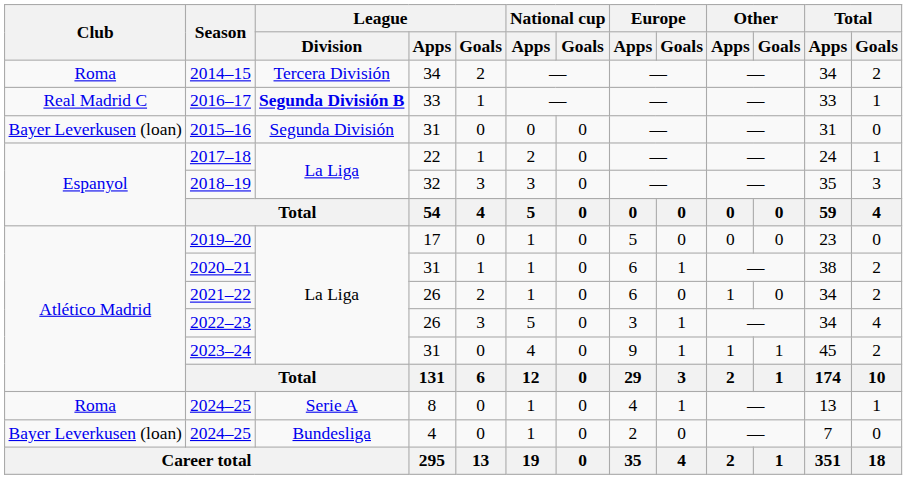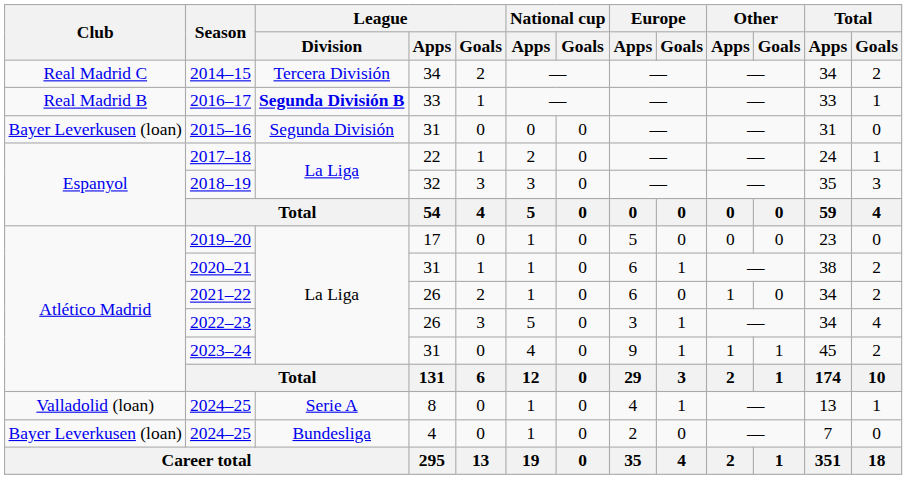(95, 73) Roma -> (95, 73) Real Madrid C
(95, 101) Real Madrid C -> (95, 101) Real Madrid B
(95, 405) Roma -> (95, 405) Valladolid (loan)
